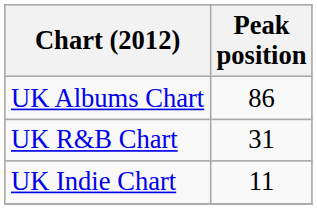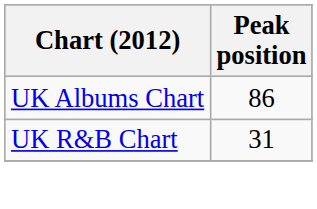- row: (94, 181)
